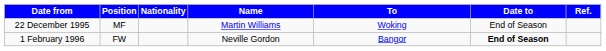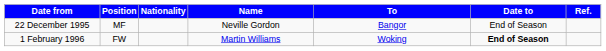(251, 26) Martin Williams -> (251, 26) Neville Gordon
(392, 26) Woking -> (392, 26) Bangor
(251, 39) Neville Gordon -> (251, 39) Martin Williams
(392, 39) Bangor -> (392, 39) Woking
